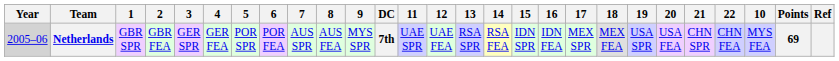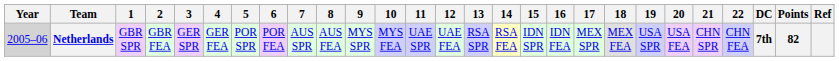columns swapped: (760, 13) <-> (386, 13)
(793, 39) 69 -> (793, 39) 82
